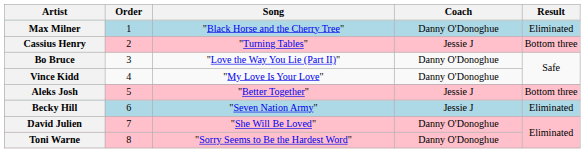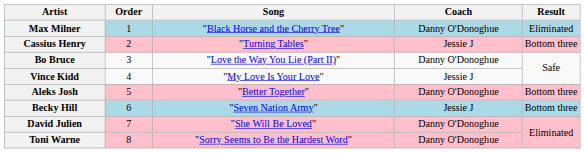(458, 76) Danny O'Donoghue -> (458, 76) Jessie J
(458, 92) Jessie J -> (458, 92) Danny O'Donoghue
(551, 108) Eliminated -> (551, 108) Bottom three
